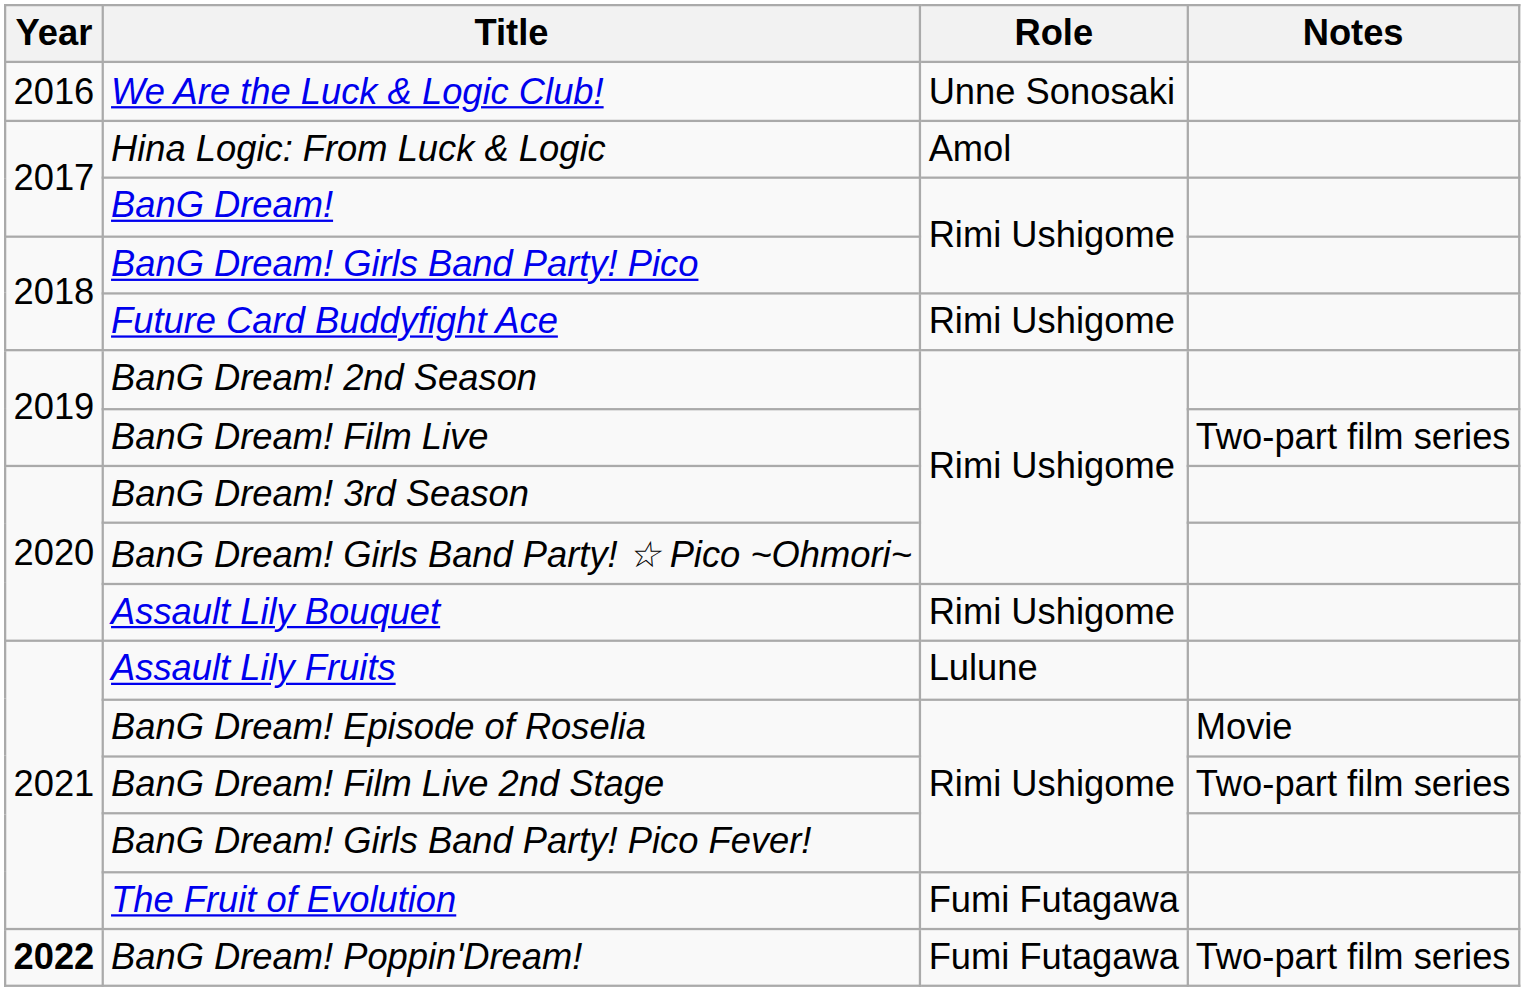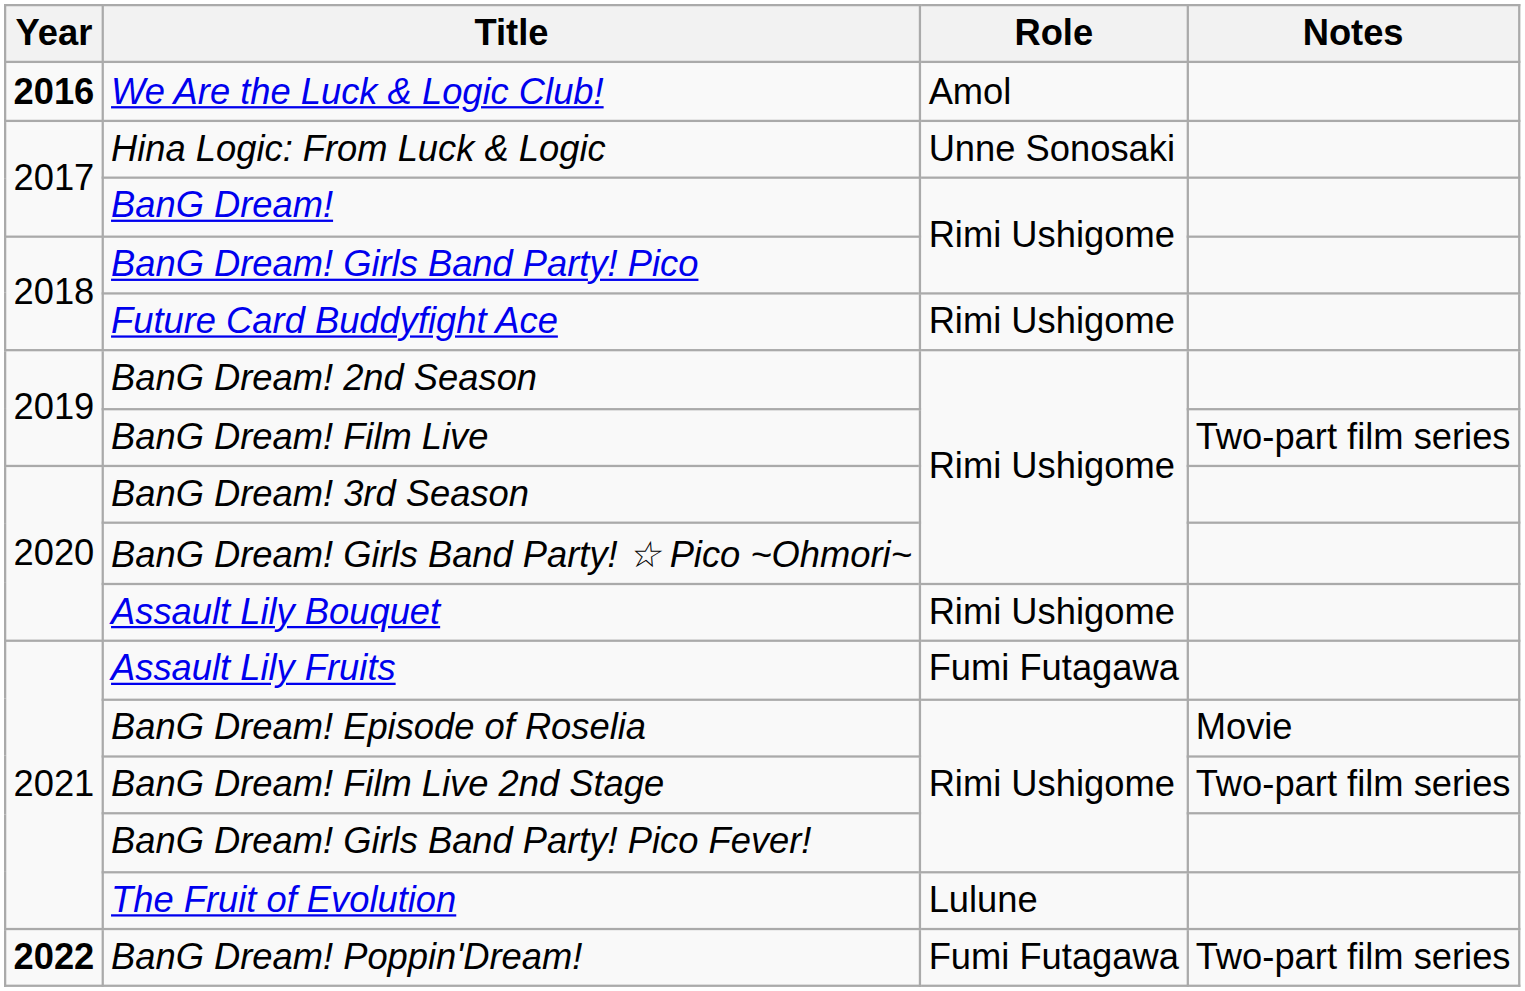(54, 90) normal -> (54, 90) bold
(1052, 90) Unne Sonosaki -> (970, 90) Amol
(970, 148) Amol -> (1052, 148) Unne Sonosaki
(983, 669) Lulune -> (1054, 669) Fumi Futagawa
(1054, 899) Fumi Futagawa -> (983, 899) Lulune
